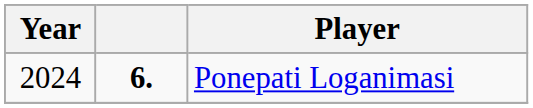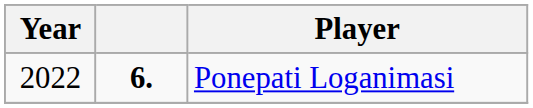(50, 77) 2024 -> (50, 77) 2022
